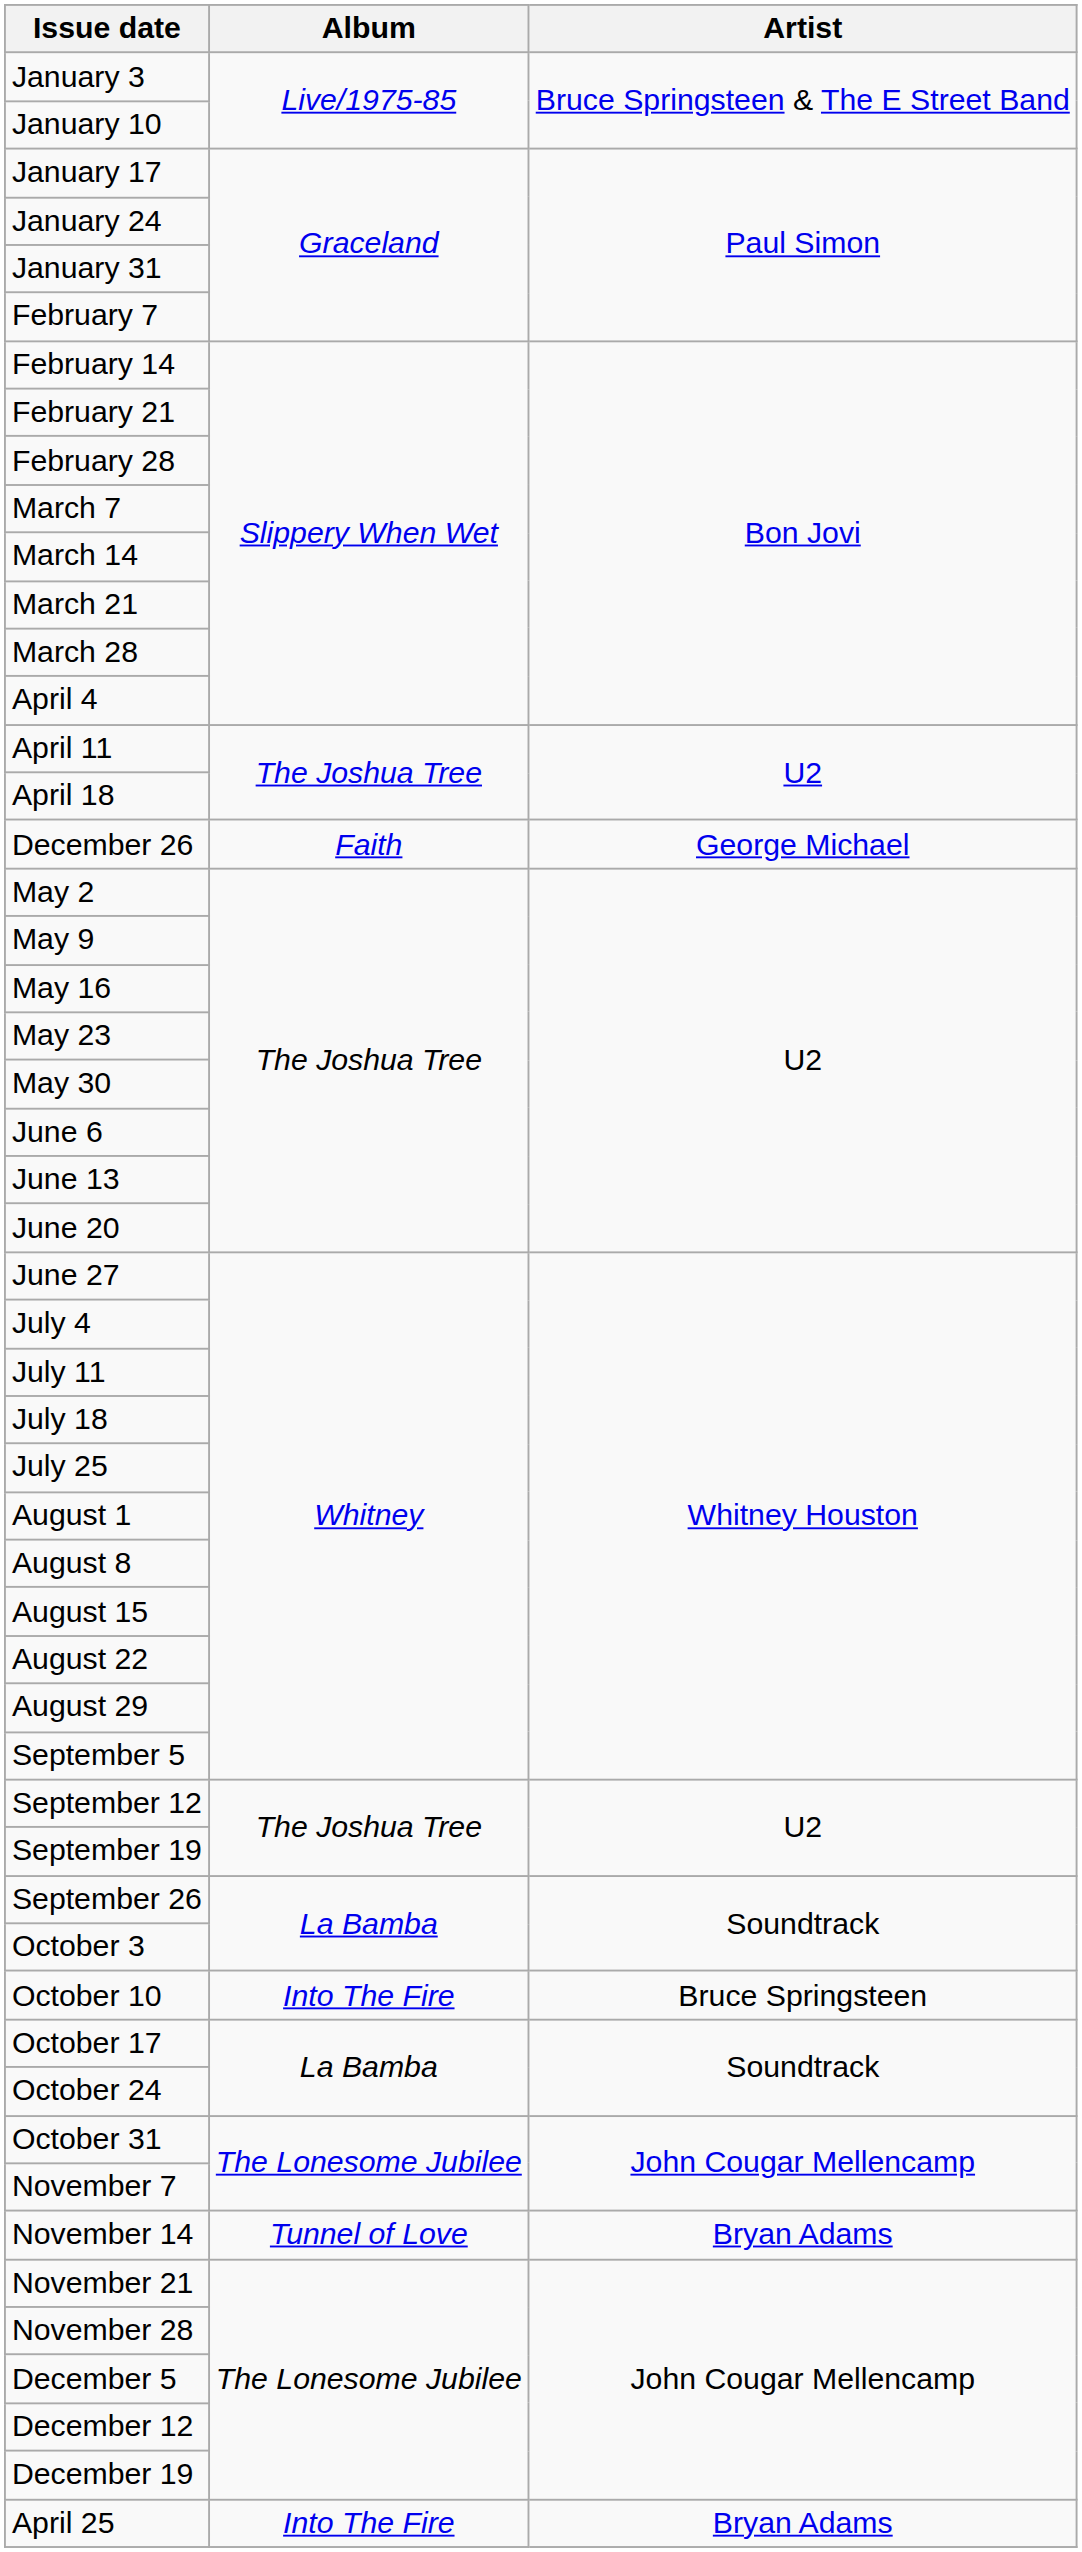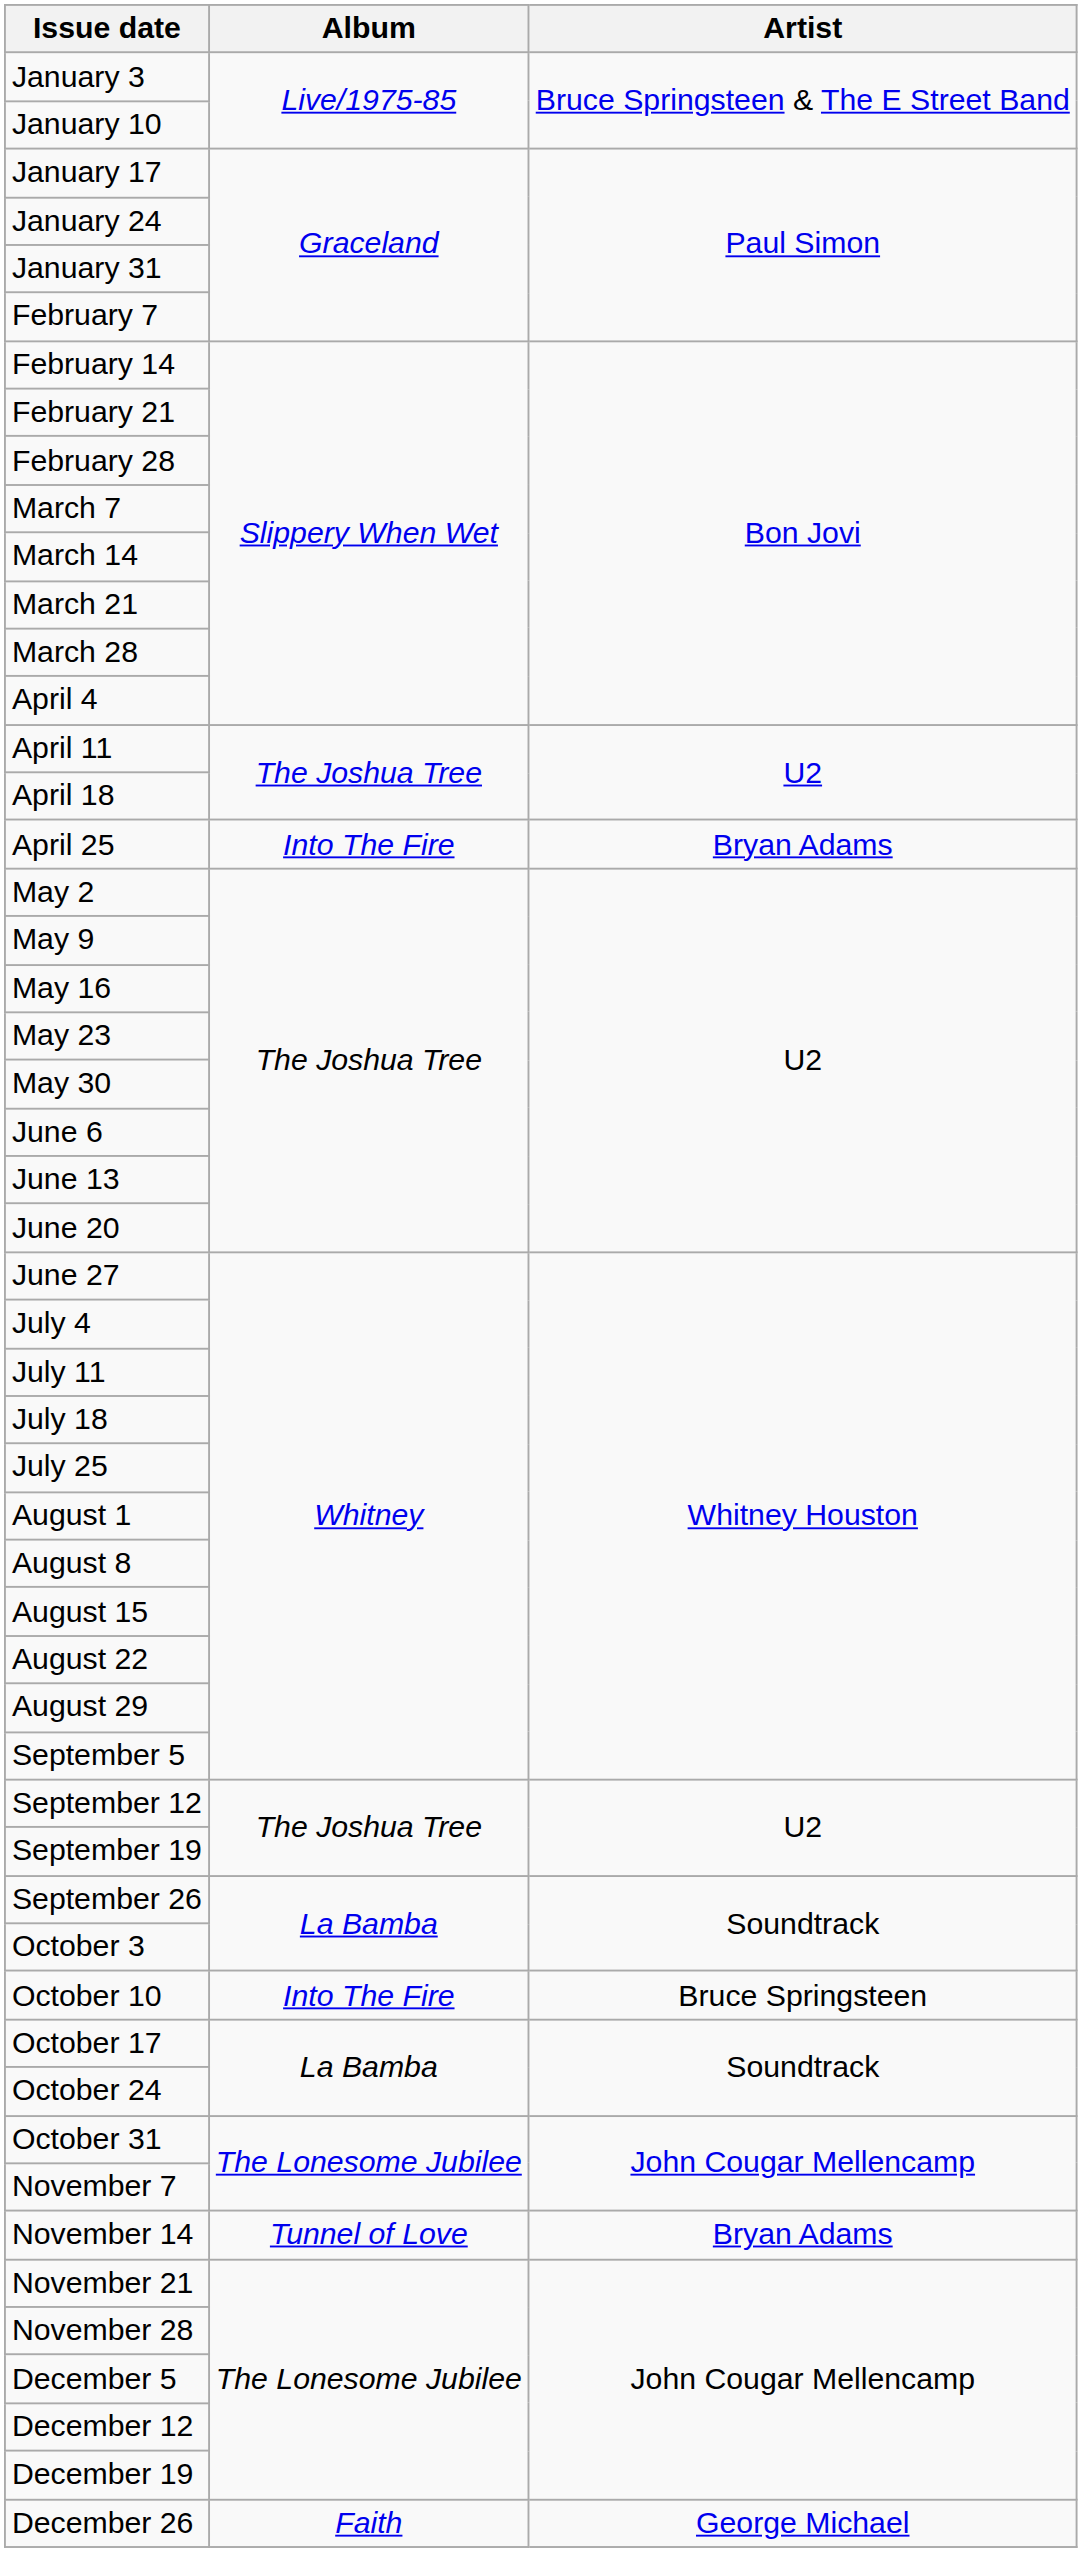rows swapped: (63, 2522) <-> (103, 843)
